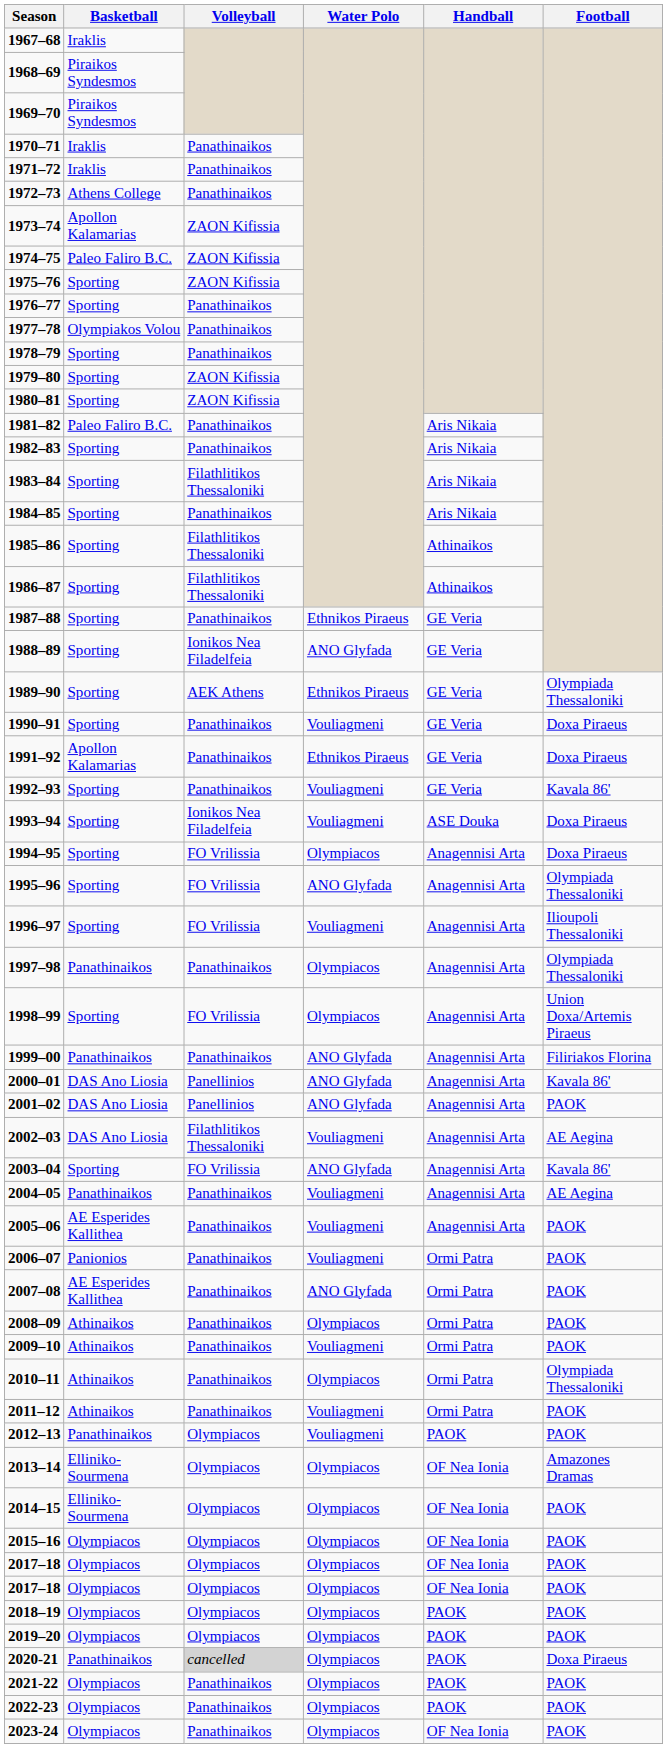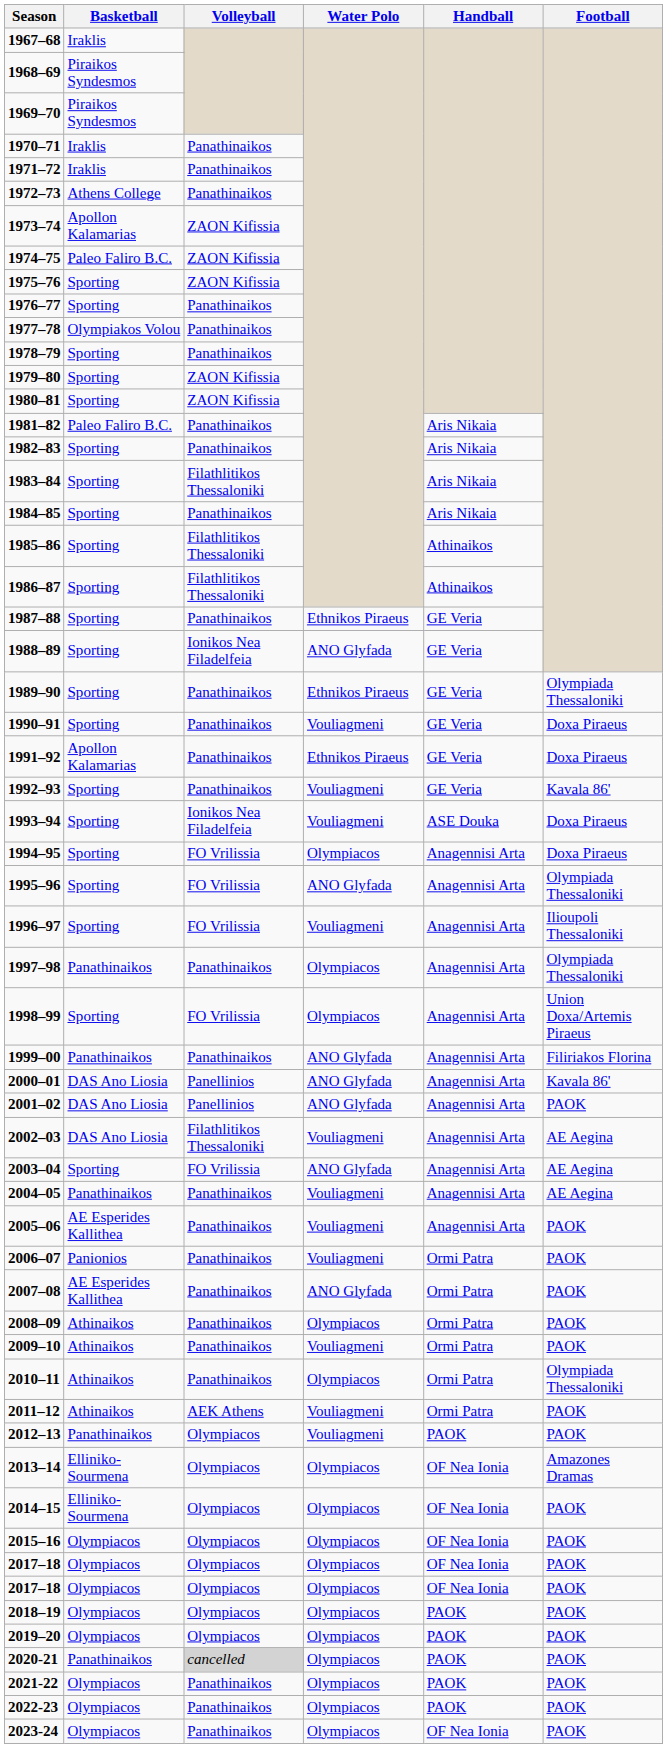(225, 691) AEK Athens -> (229, 691) Panathinaikos
(578, 1169) Kavala 86' -> (580, 1169) AE Aegina
(229, 1411) Panathinaikos -> (225, 1411) AEK Athens
(587, 1659) Doxa Piraeus -> (566, 1659) PAOK
